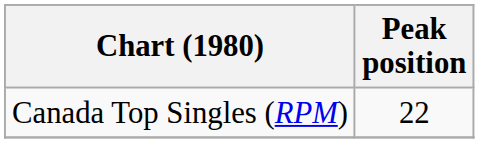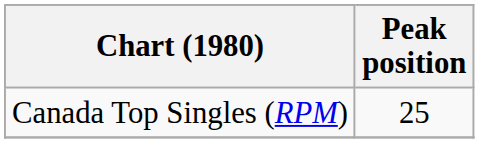(414, 112) 22 -> (414, 112) 25
